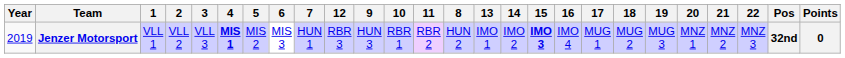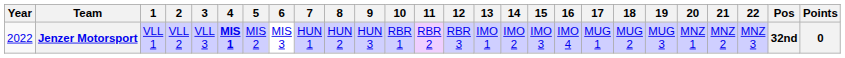columns swapped: (458, 13) <-> (339, 13)
(20, 37) 2019 -> (20, 37) 2022
(541, 37) bold -> (541, 37) normal
